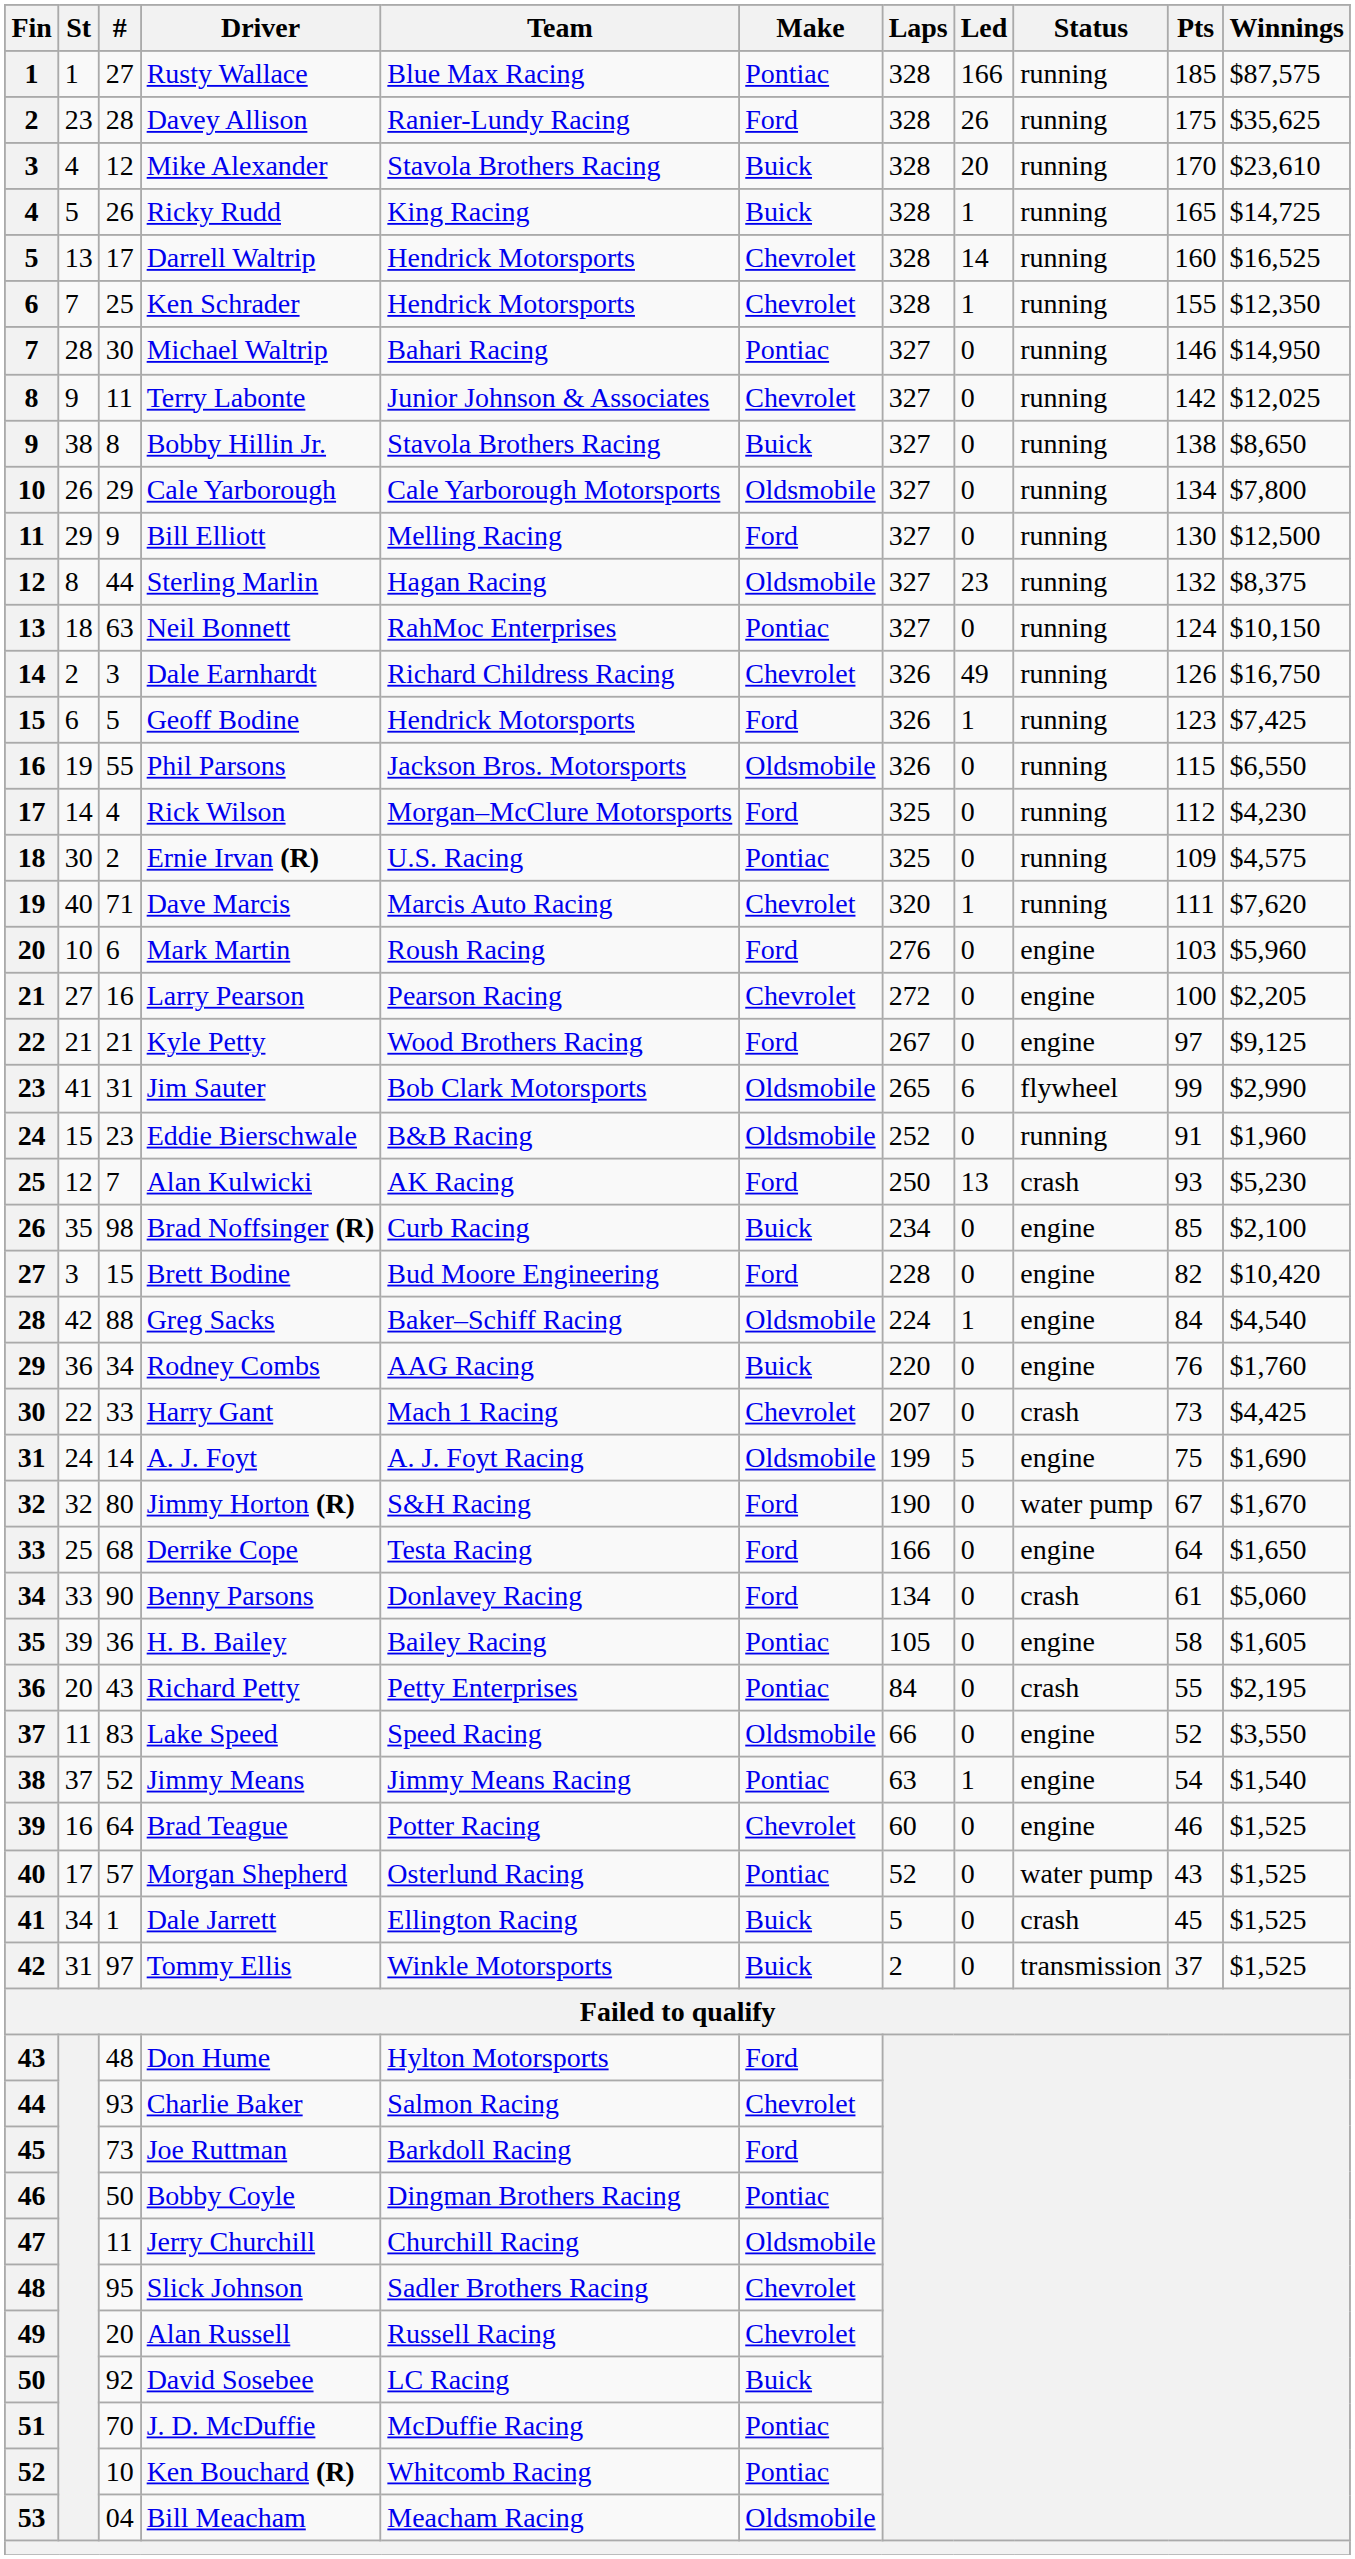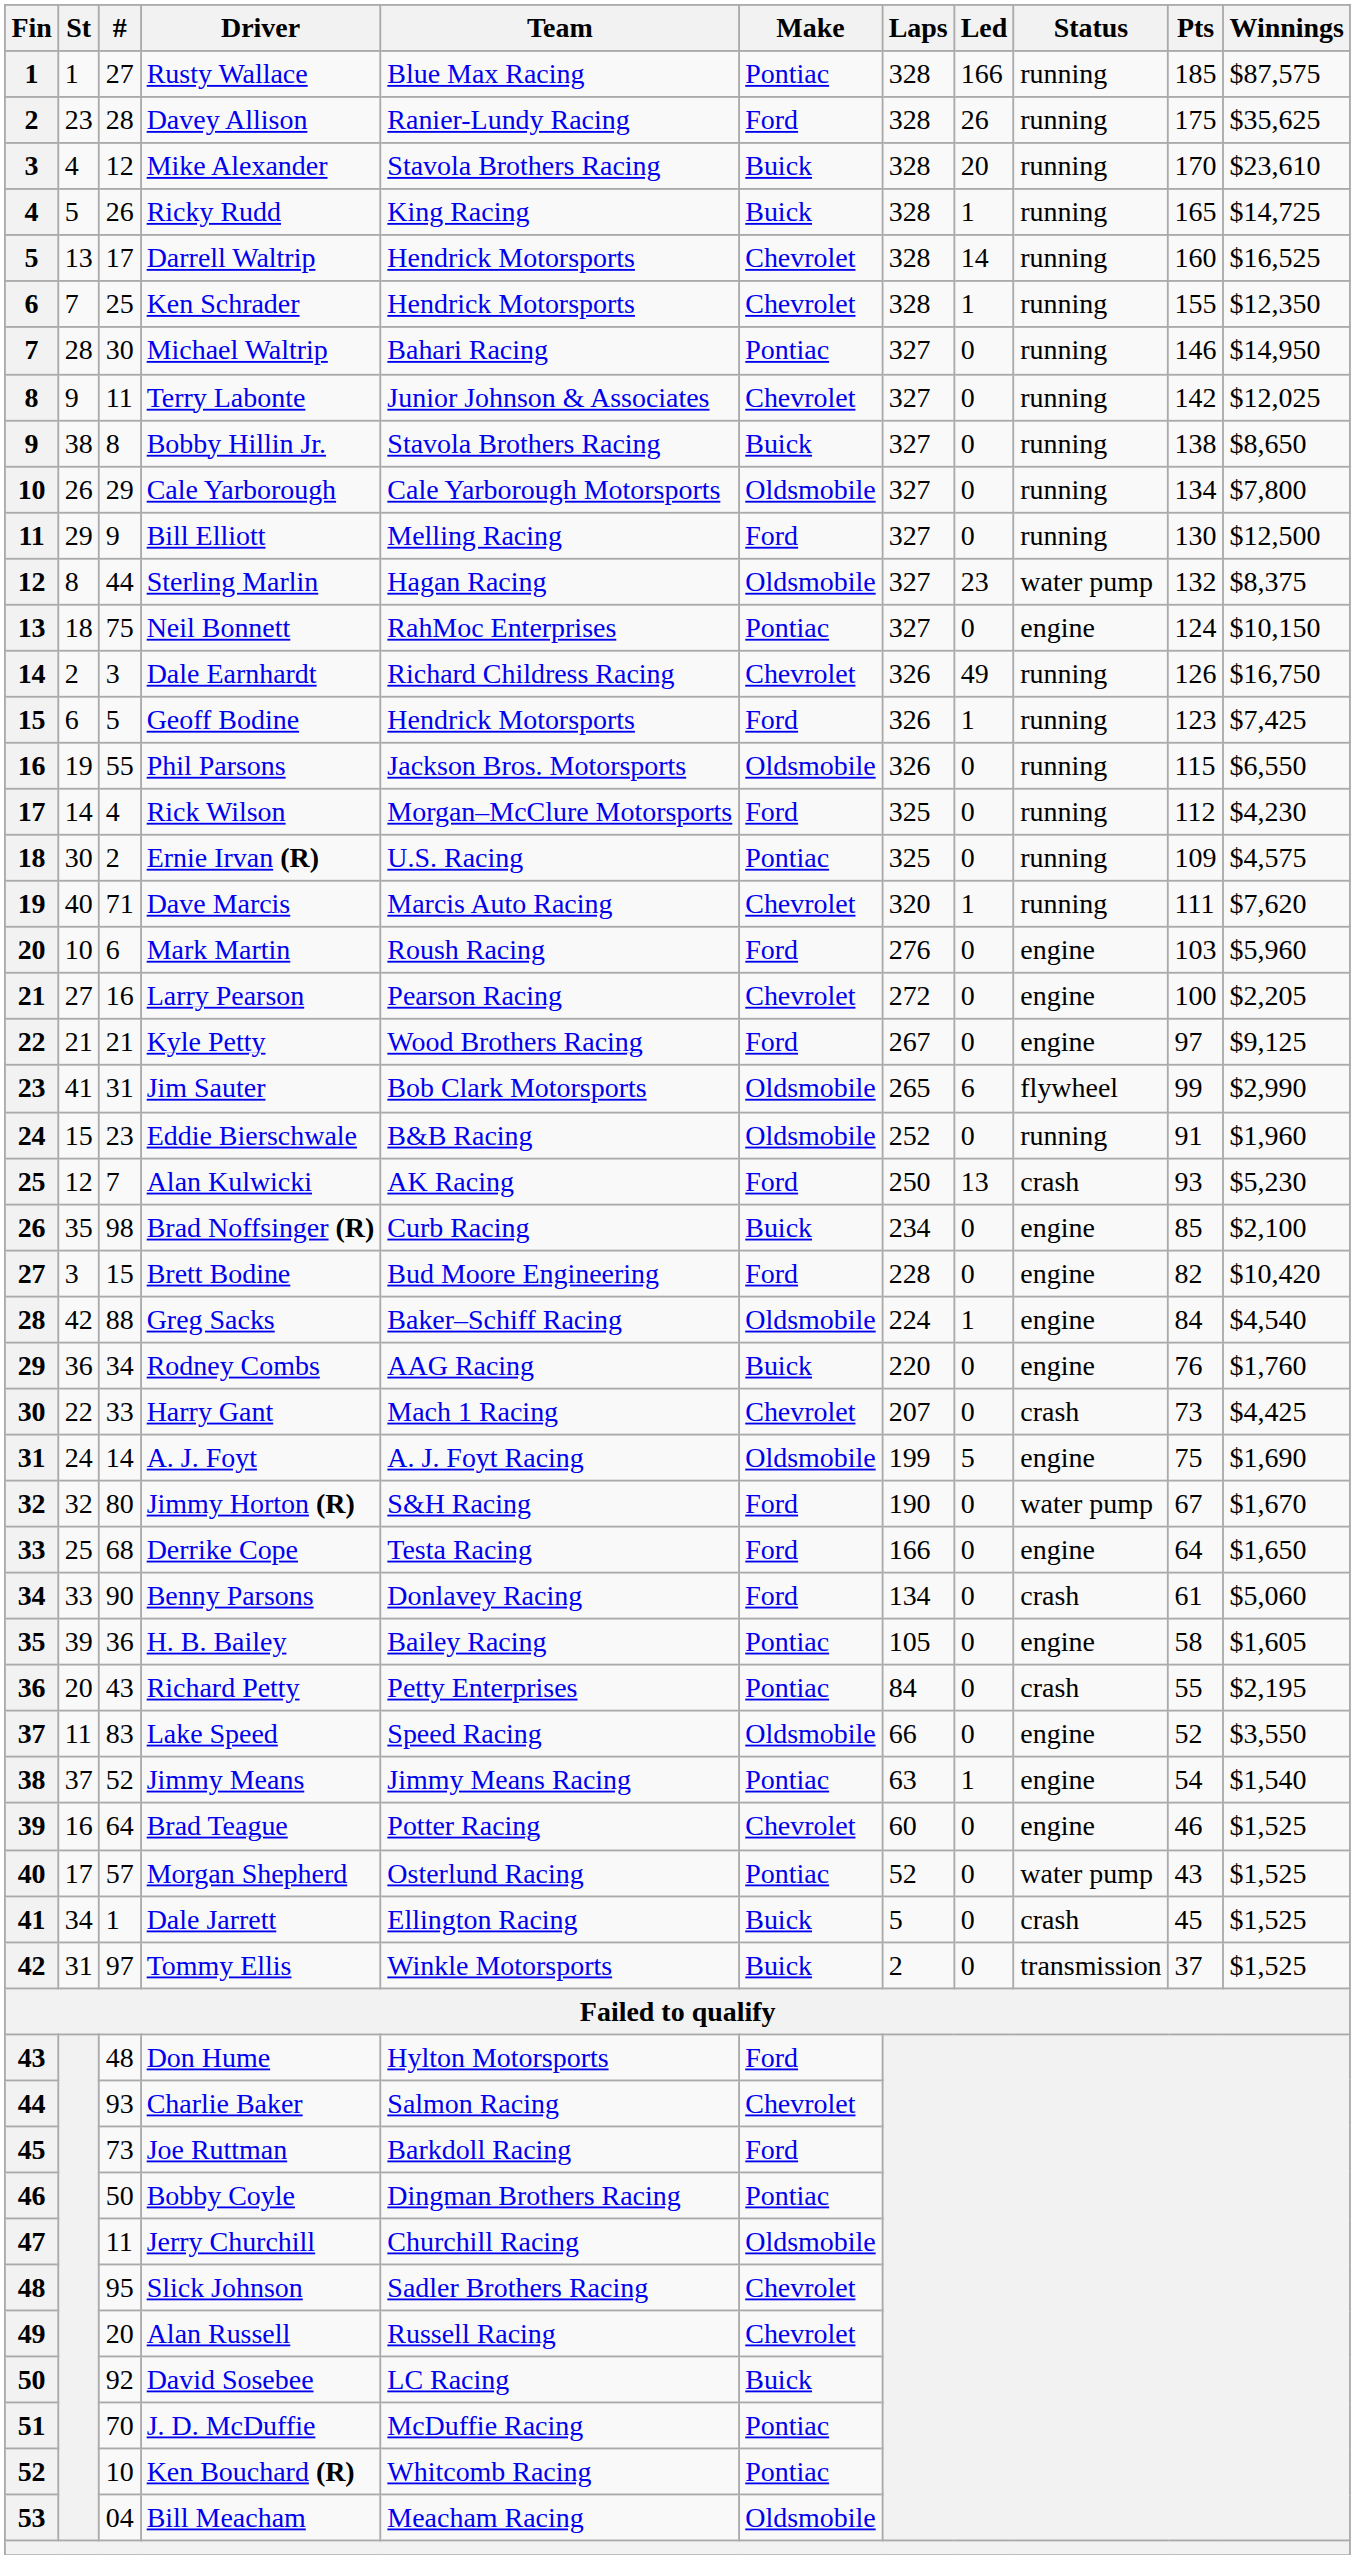(1064, 581) running -> (1087, 581) water pump
(120, 627) 63 -> (120, 627) 75
(1064, 627) running -> (1058, 627) engine
